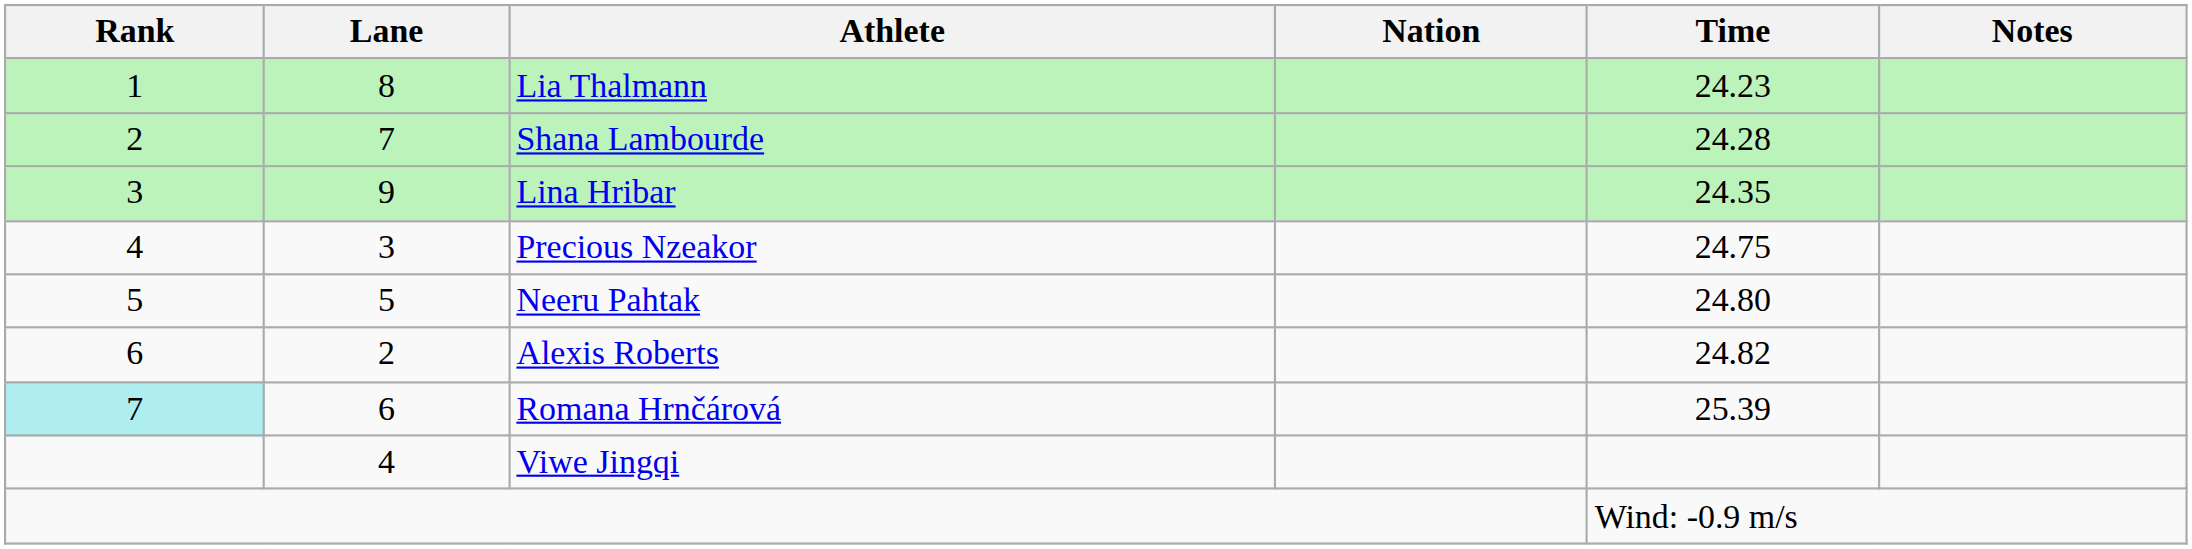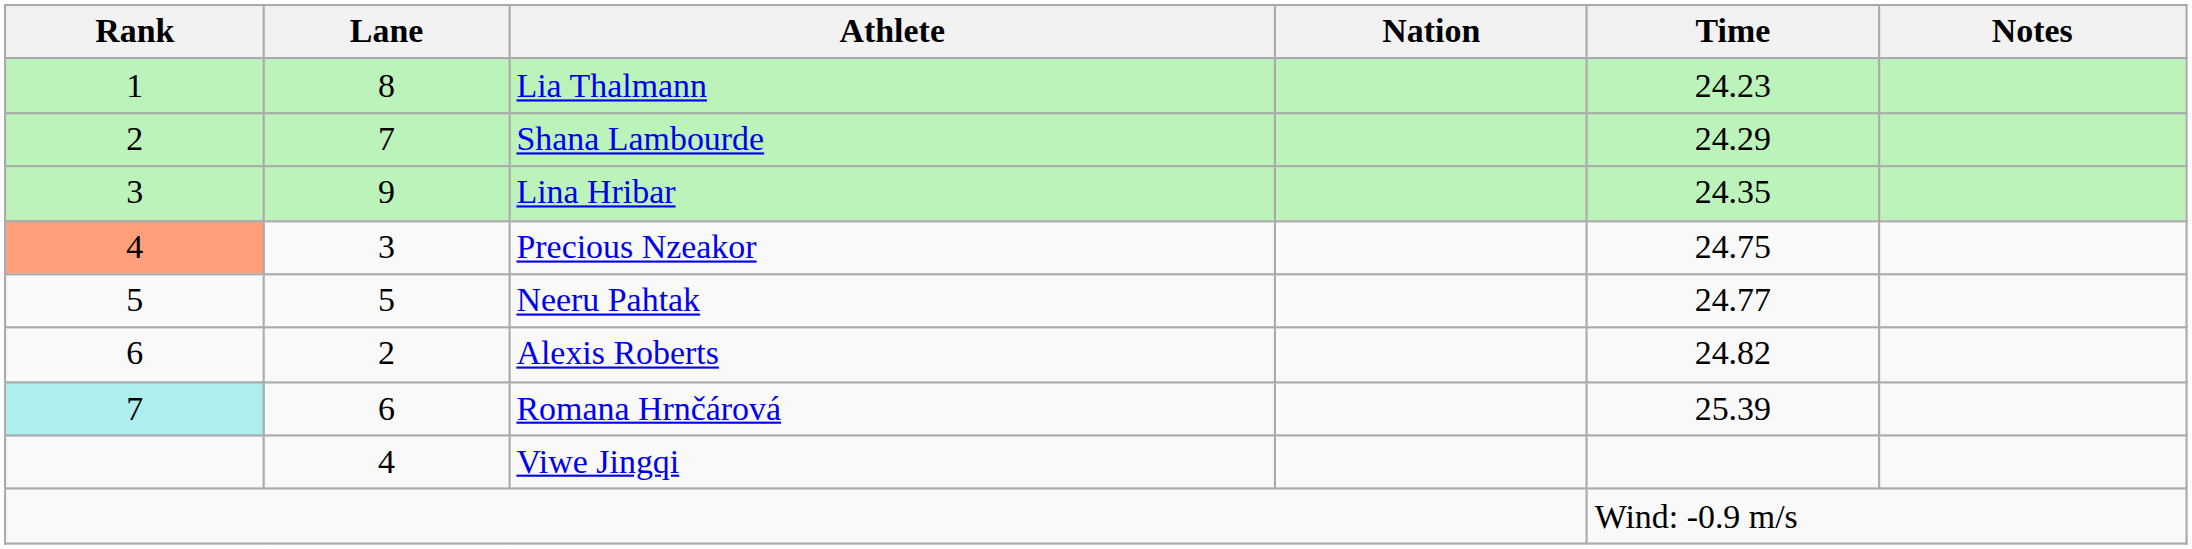(1733, 138) 24.28 -> (1733, 138) 24.29
(135, 246) no background -> (135, 246) lightsalmon background
(1733, 300) 24.80 -> (1733, 300) 24.77
